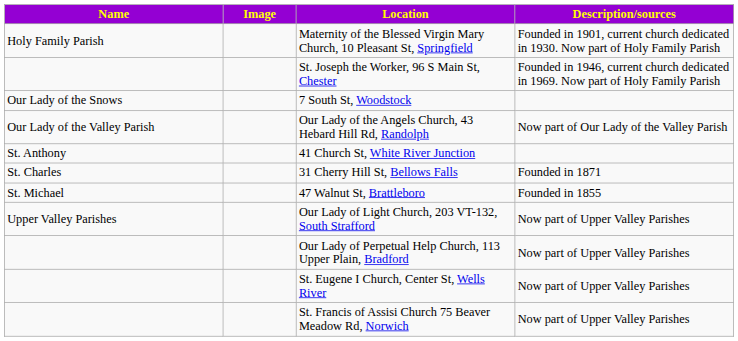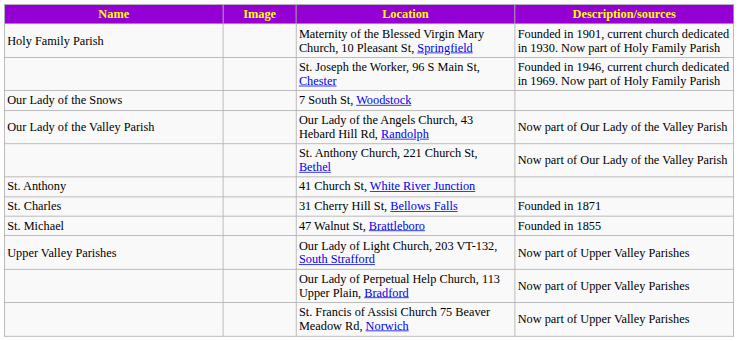+ row: (388, 160)
- row: (392, 285)
